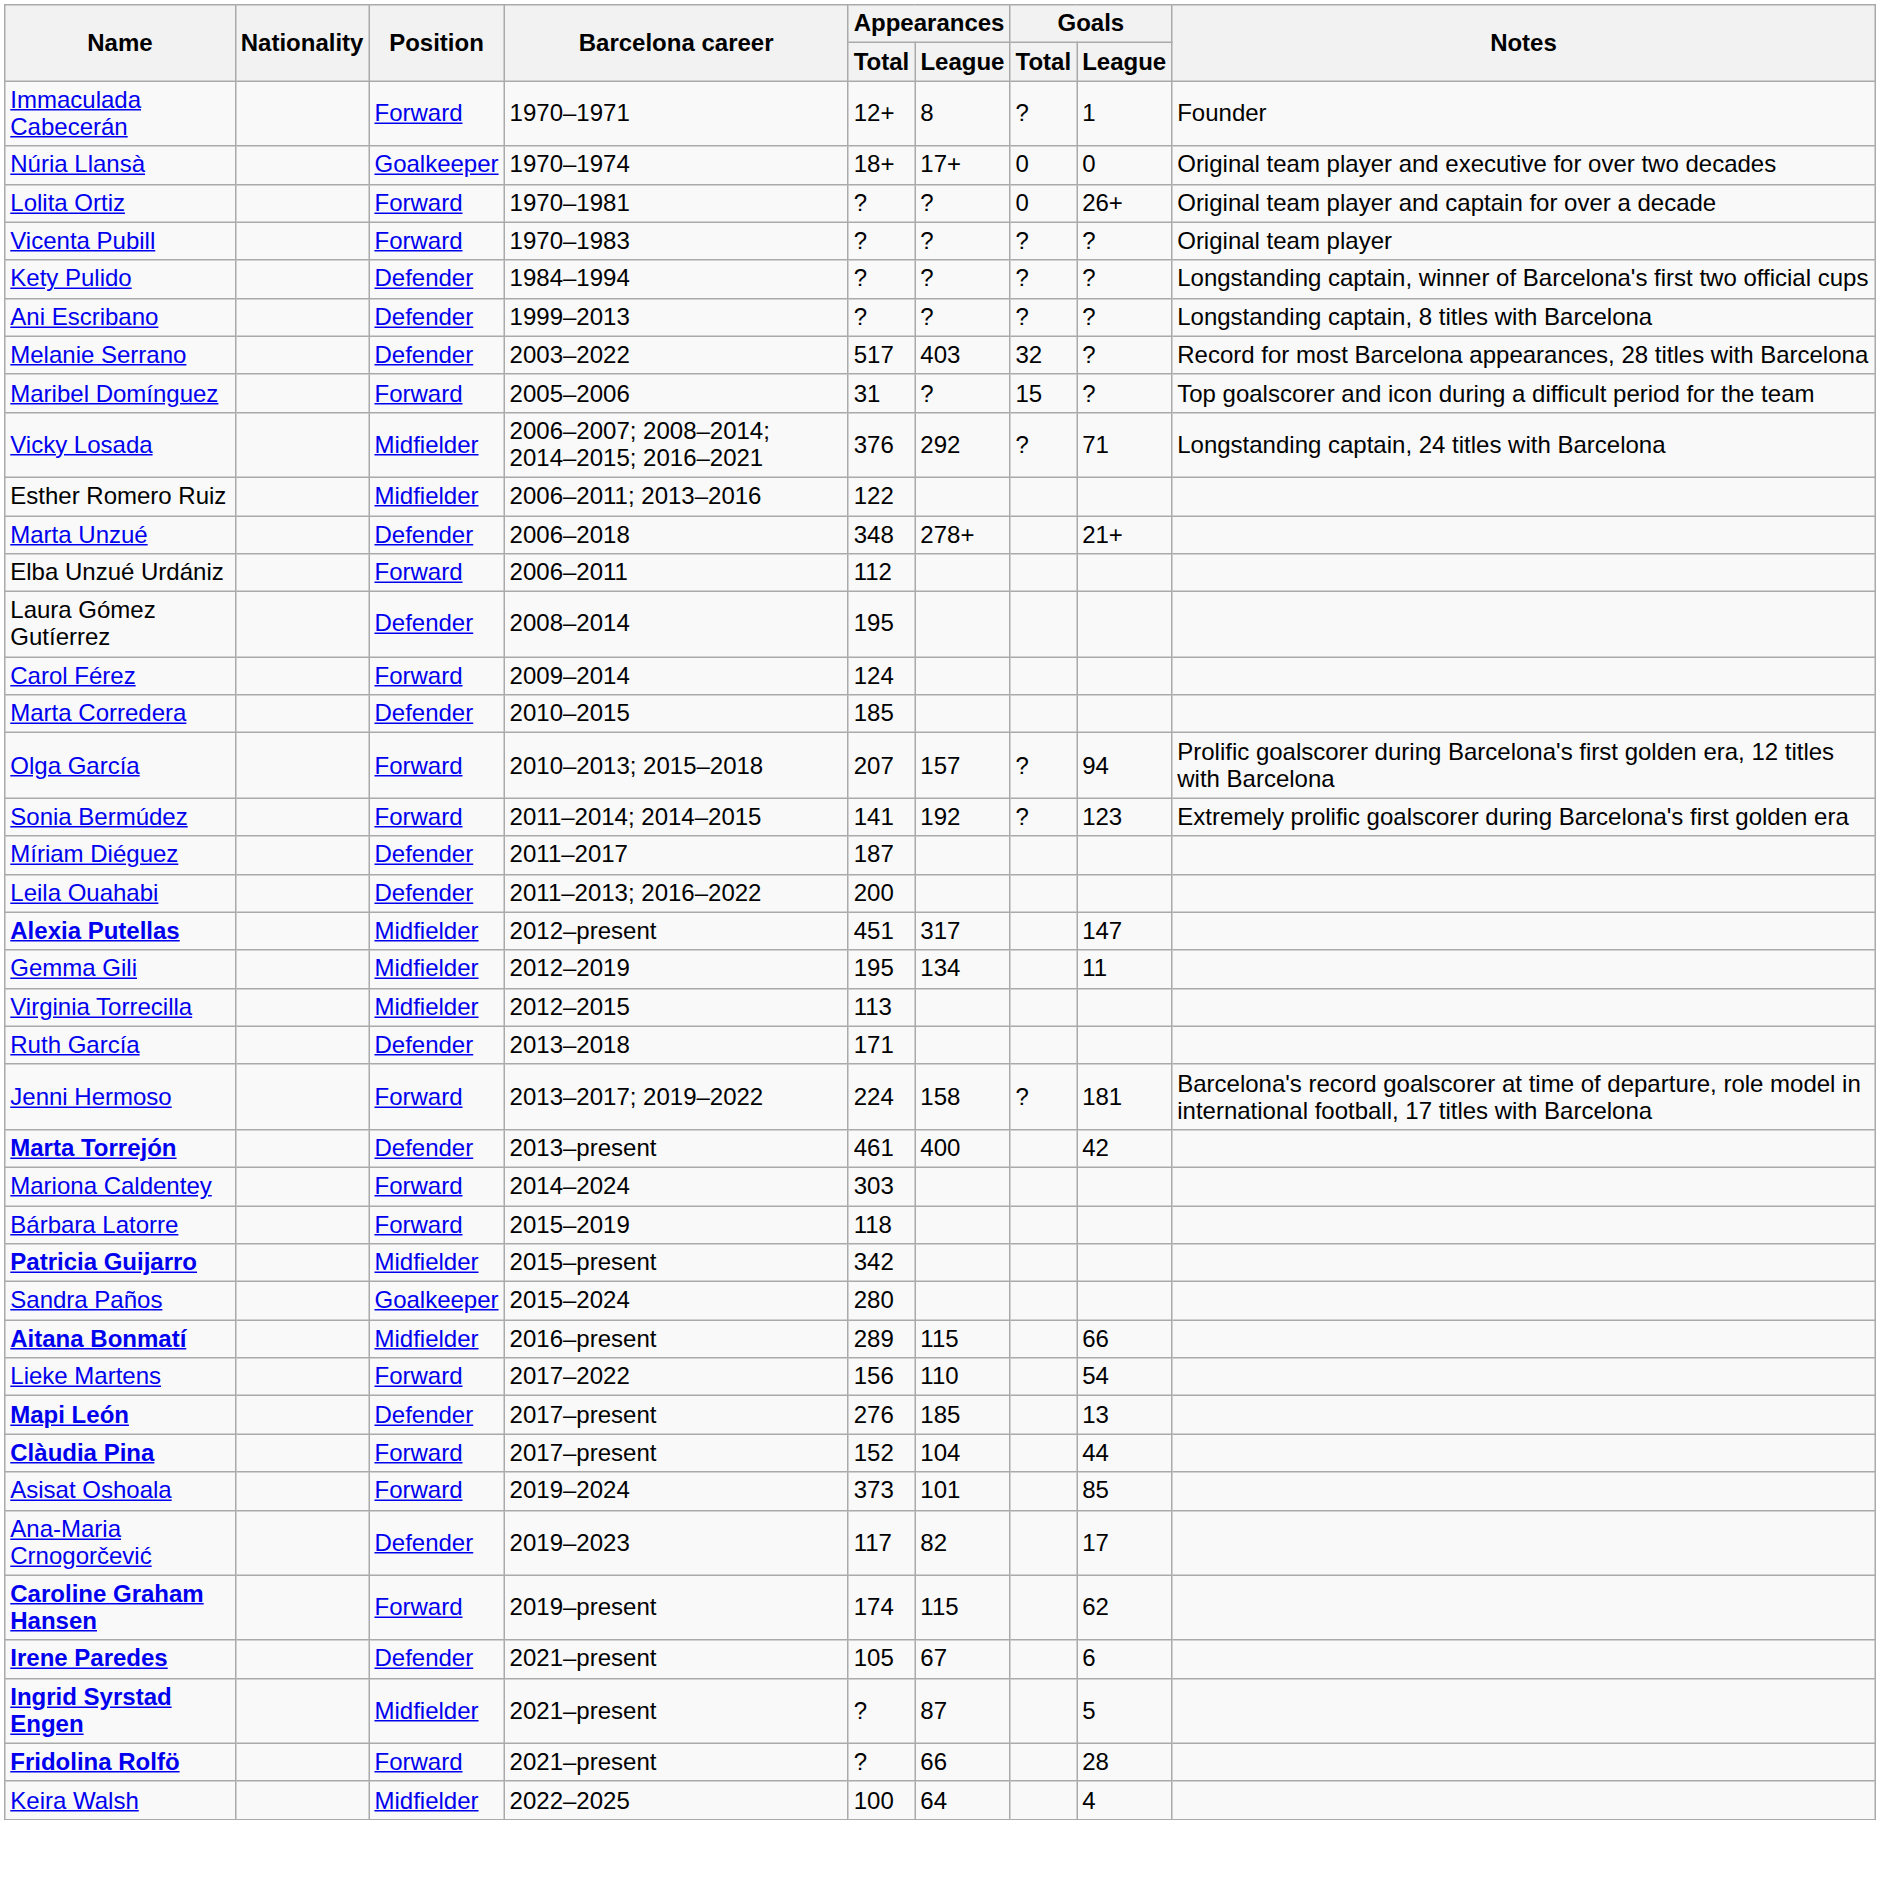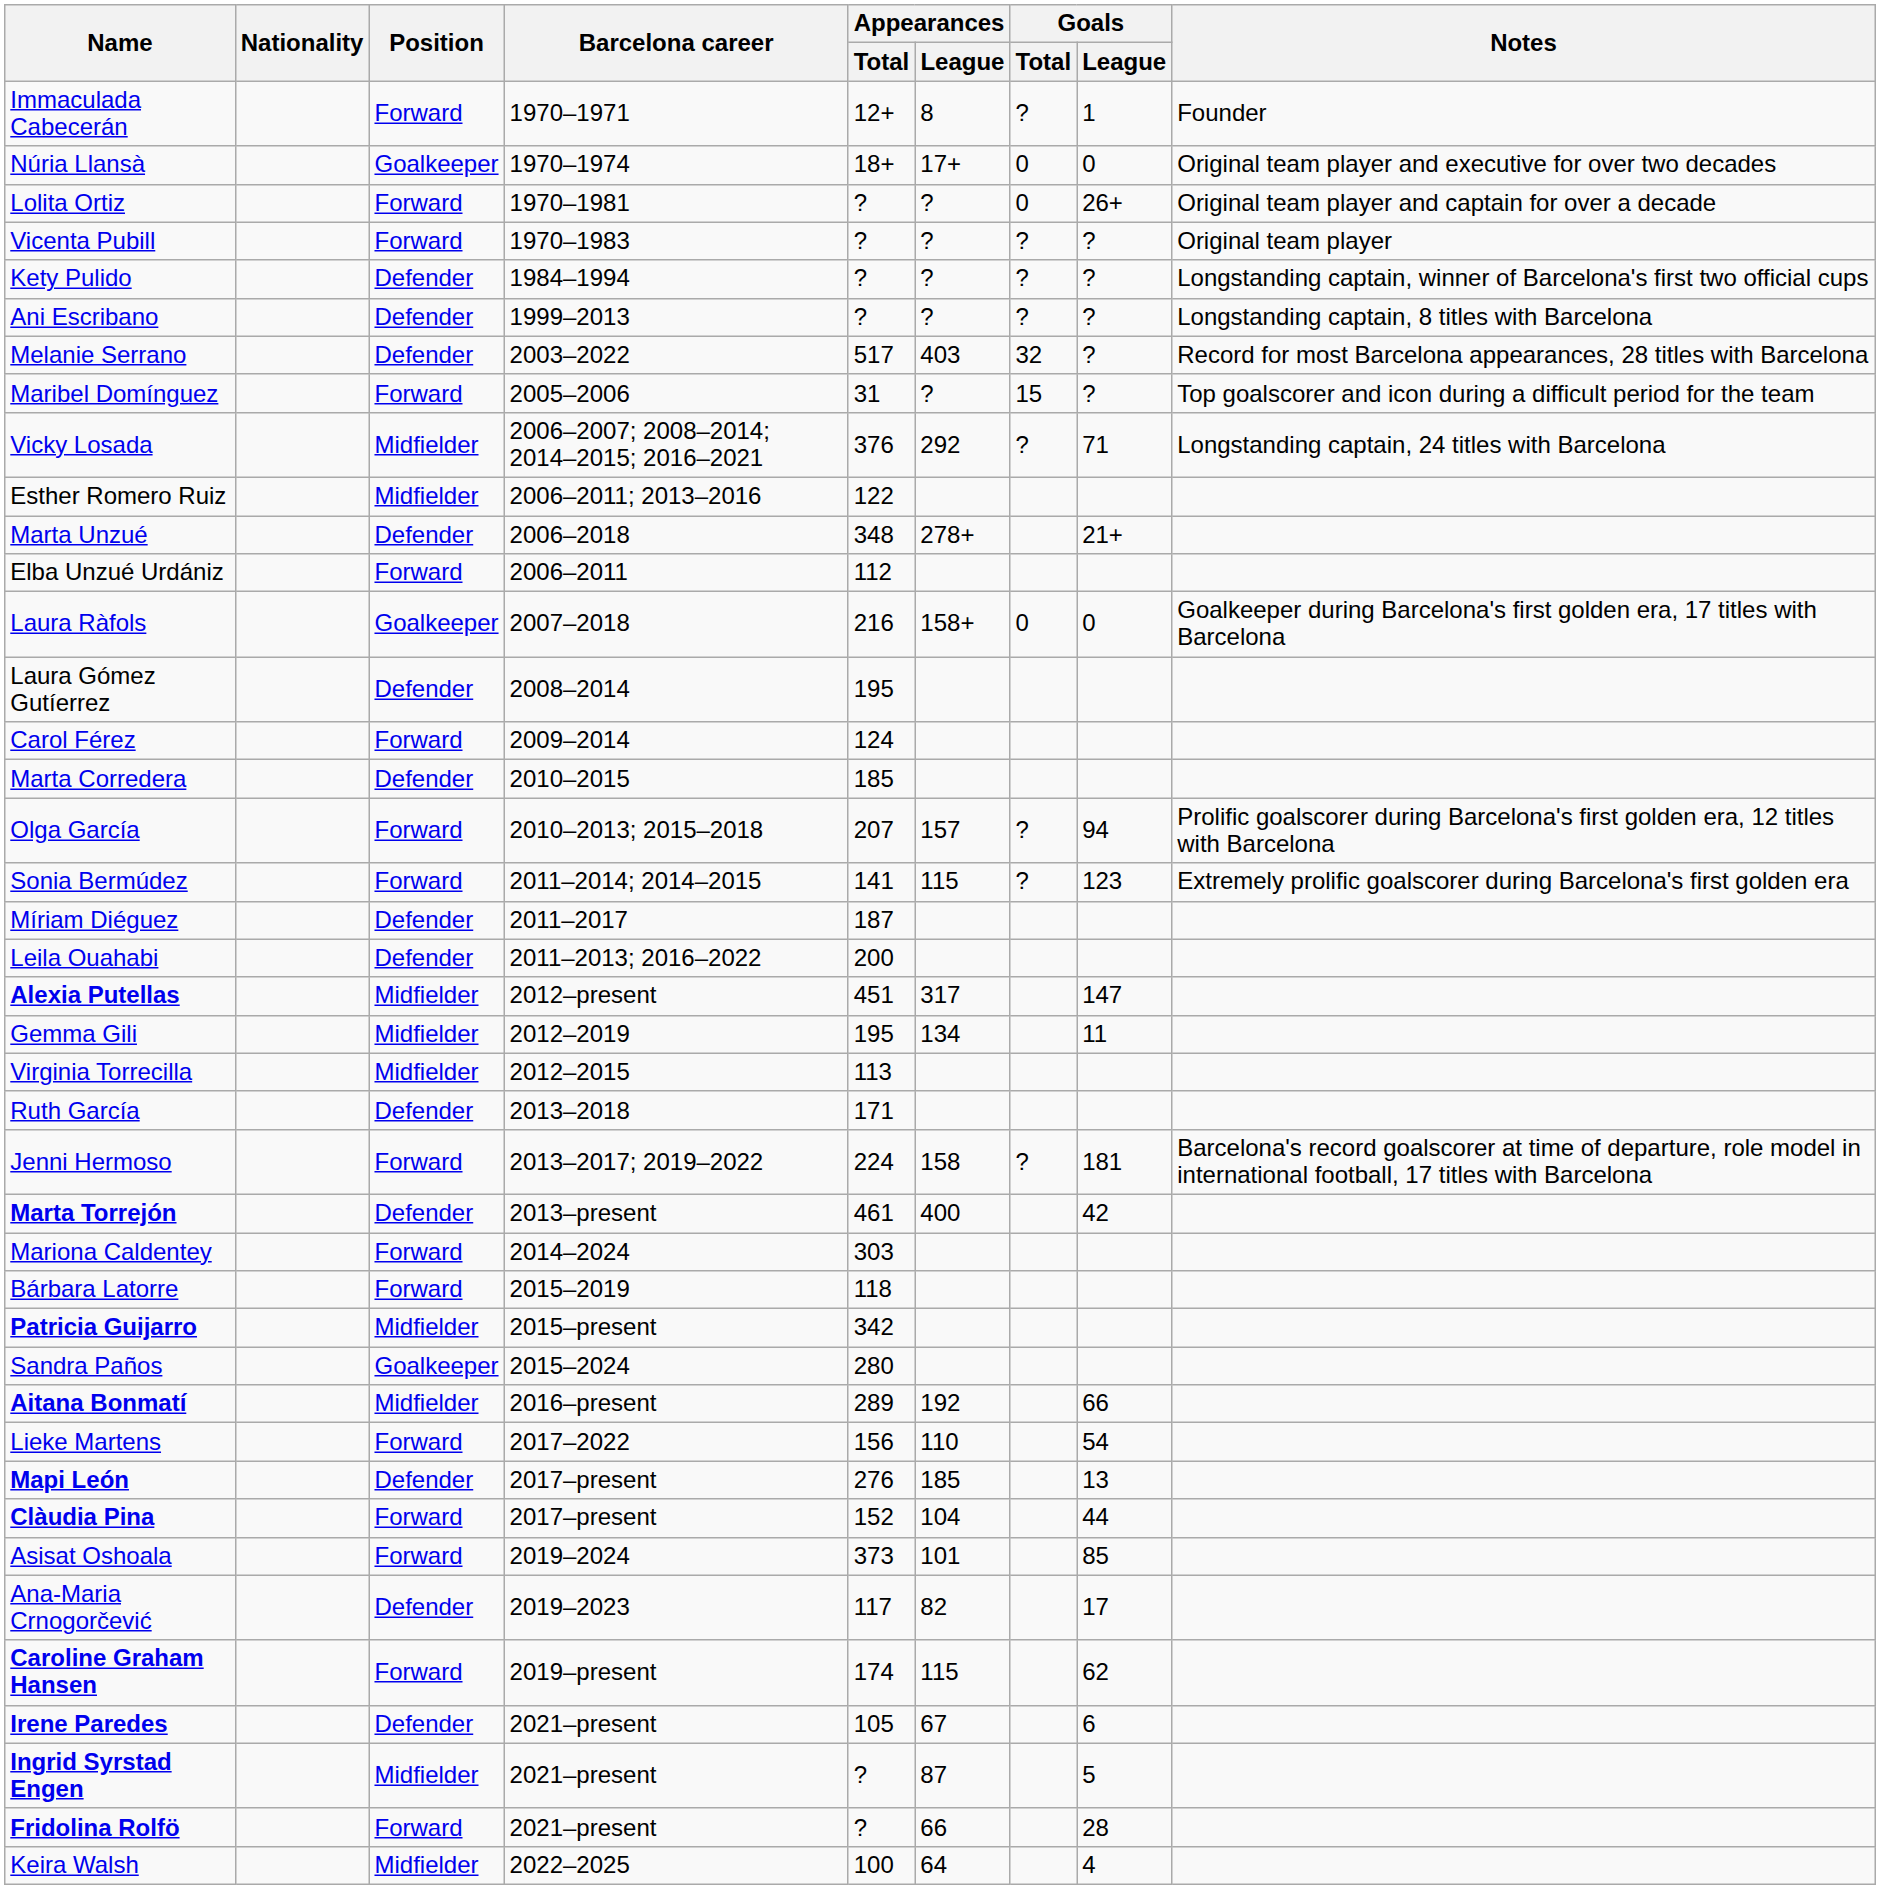+ row: (78, 623)
(940, 816) 192 -> (939, 881) 115
(939, 1338) 115 -> (940, 1403) 192
